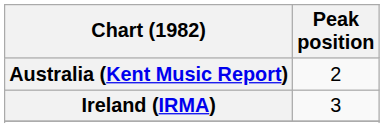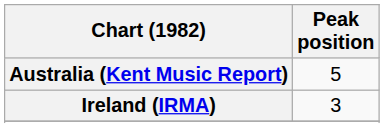(336, 74) 2 -> (336, 74) 5
